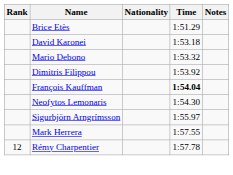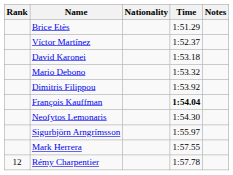+ row: (61, 42)
